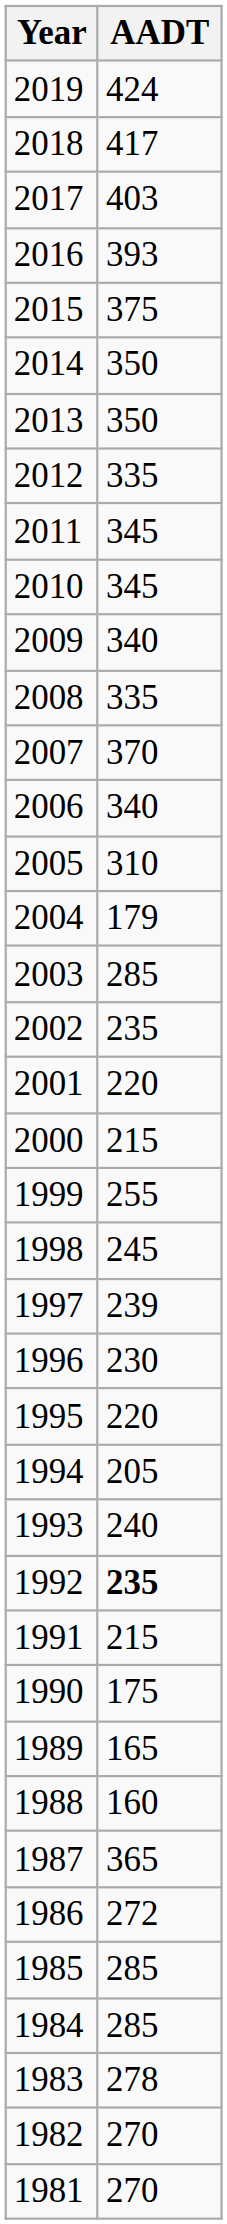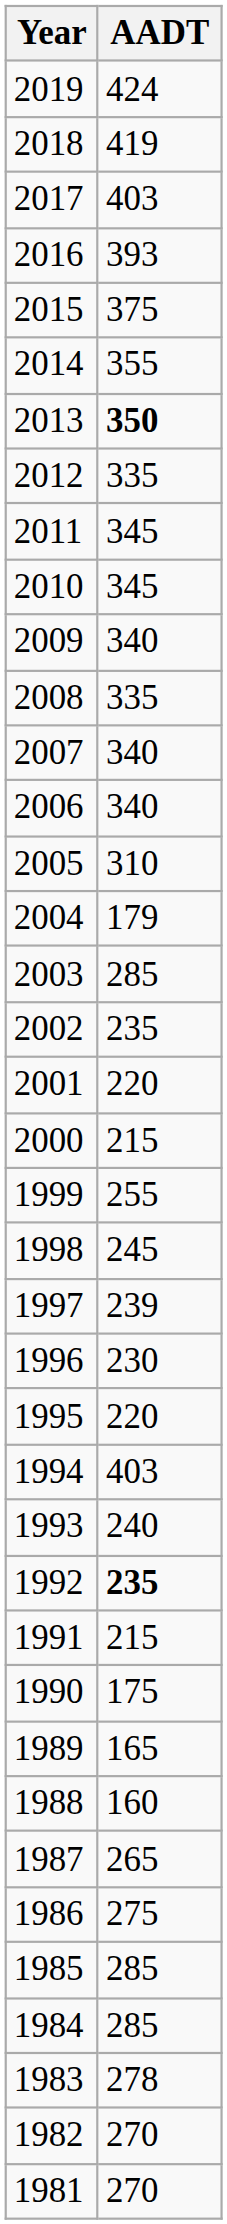(132, 143) 417 -> (132, 143) 419
(132, 364) 350 -> (132, 364) 355
(132, 420) normal -> (132, 420) bold
(132, 752) 370 -> (132, 752) 340
(132, 1471) 205 -> (132, 1471) 403
(132, 1858) 365 -> (132, 1858) 265
(132, 1913) 272 -> (132, 1913) 275
